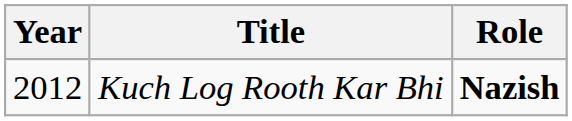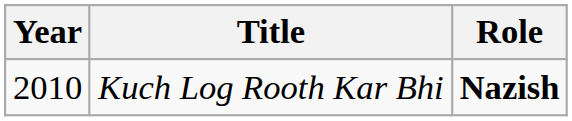(48, 86) 2012 -> (48, 86) 2010
